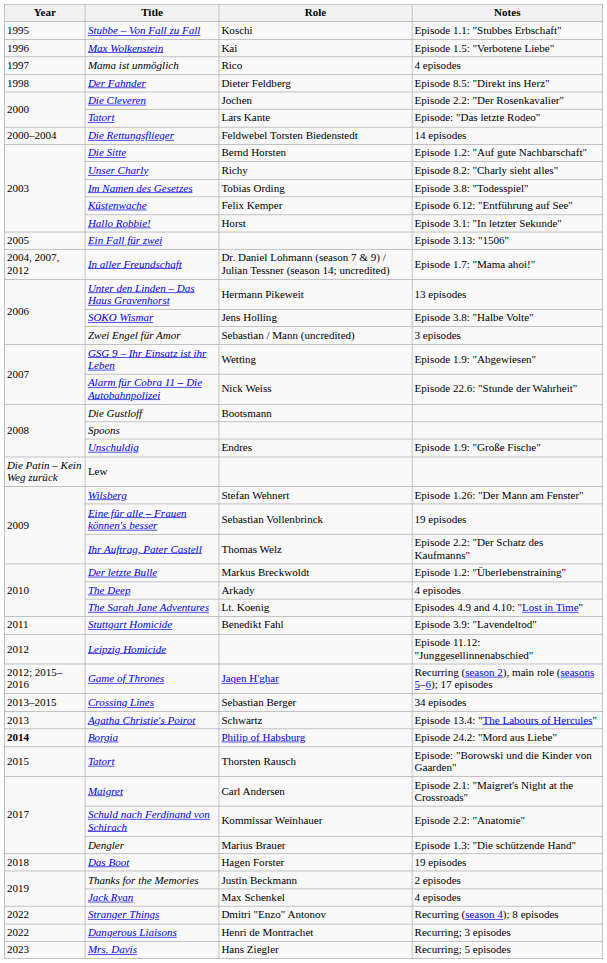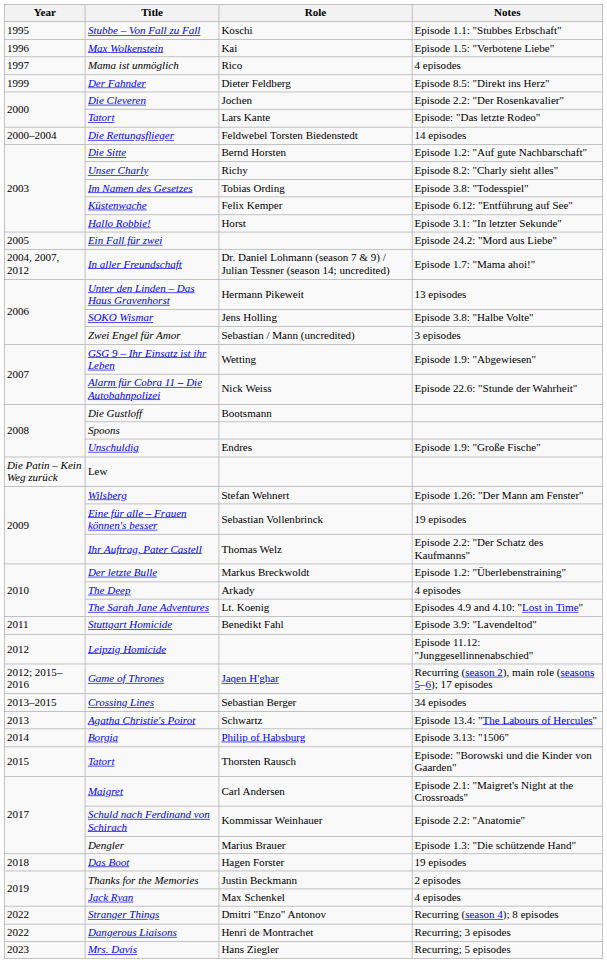(18, 83) 1998 -> (18, 83) 1999
(462, 240) Episode 3.13: "1506" -> (486, 240) Episode 24.2: "Mord aus Liebe"
(18, 737) bold -> (18, 737) normal
(486, 737) Episode 24.2: "Mord aus Liebe" -> (462, 737) Episode 3.13: "1506"
